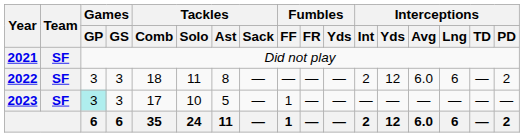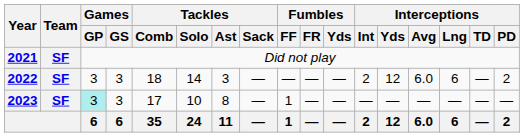(194, 79) 11 -> (194, 79) 14
(226, 79) 8 -> (226, 79) 3
(226, 100) 5 -> (226, 100) 8
